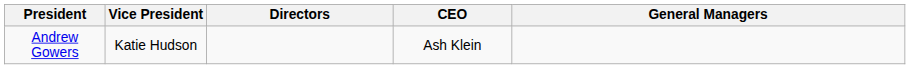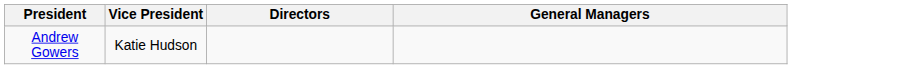- column: (452, 15)
